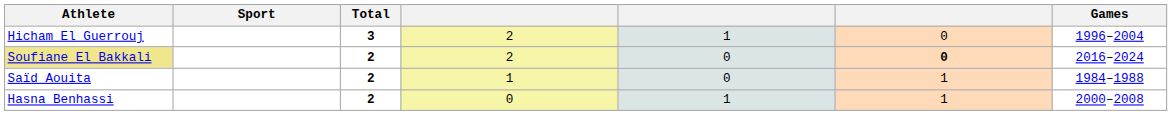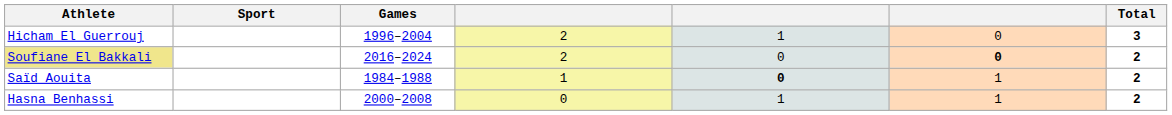columns swapped: (1110, 15) <-> (371, 15)
(727, 79) normal -> (781, 79) bold
